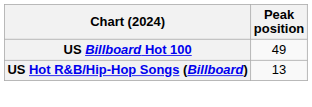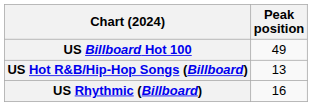+ row: (128, 91)
